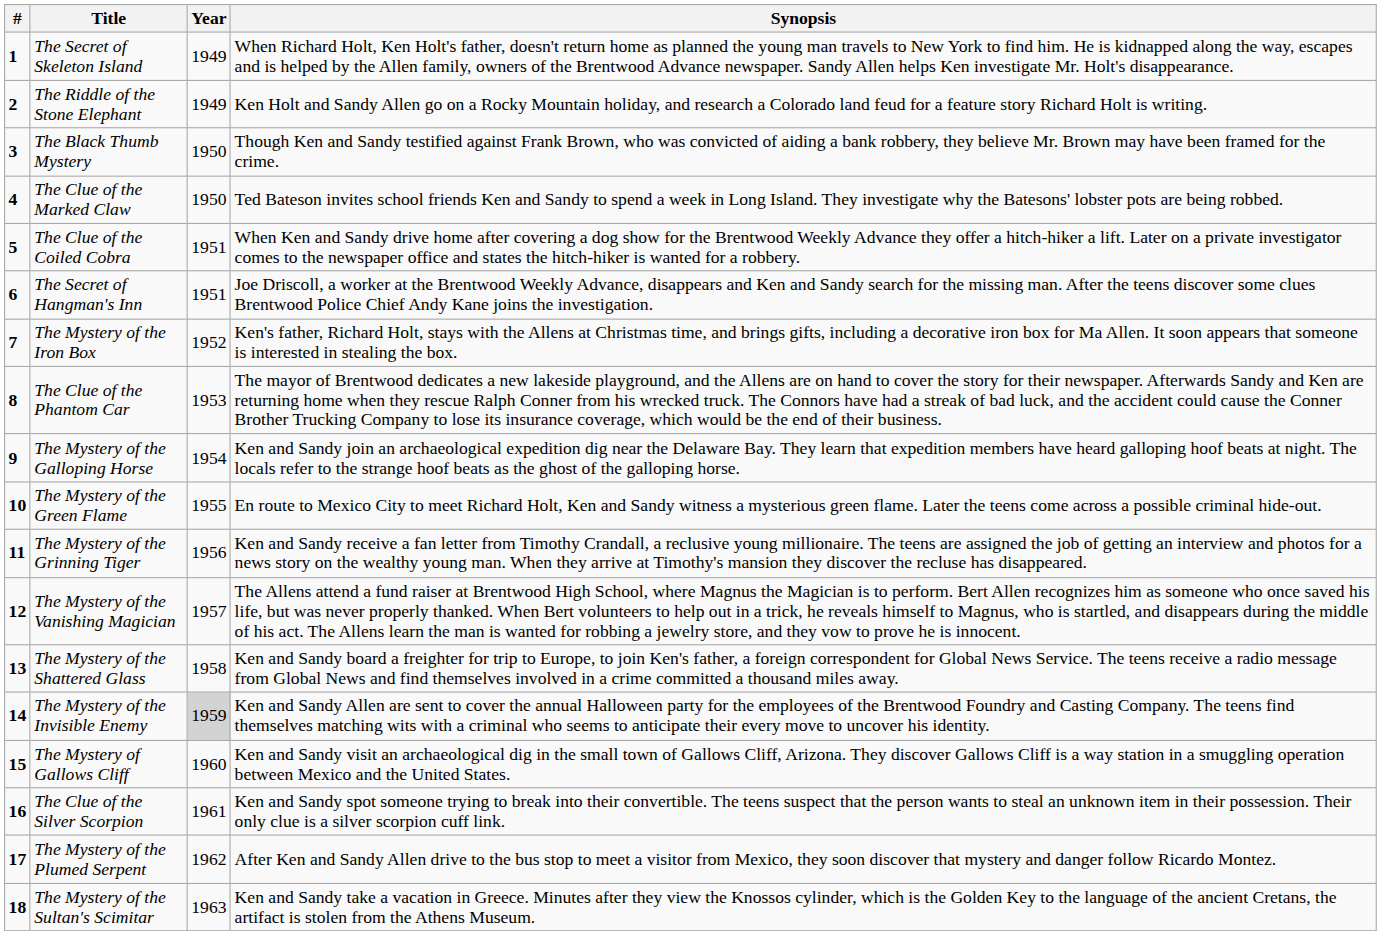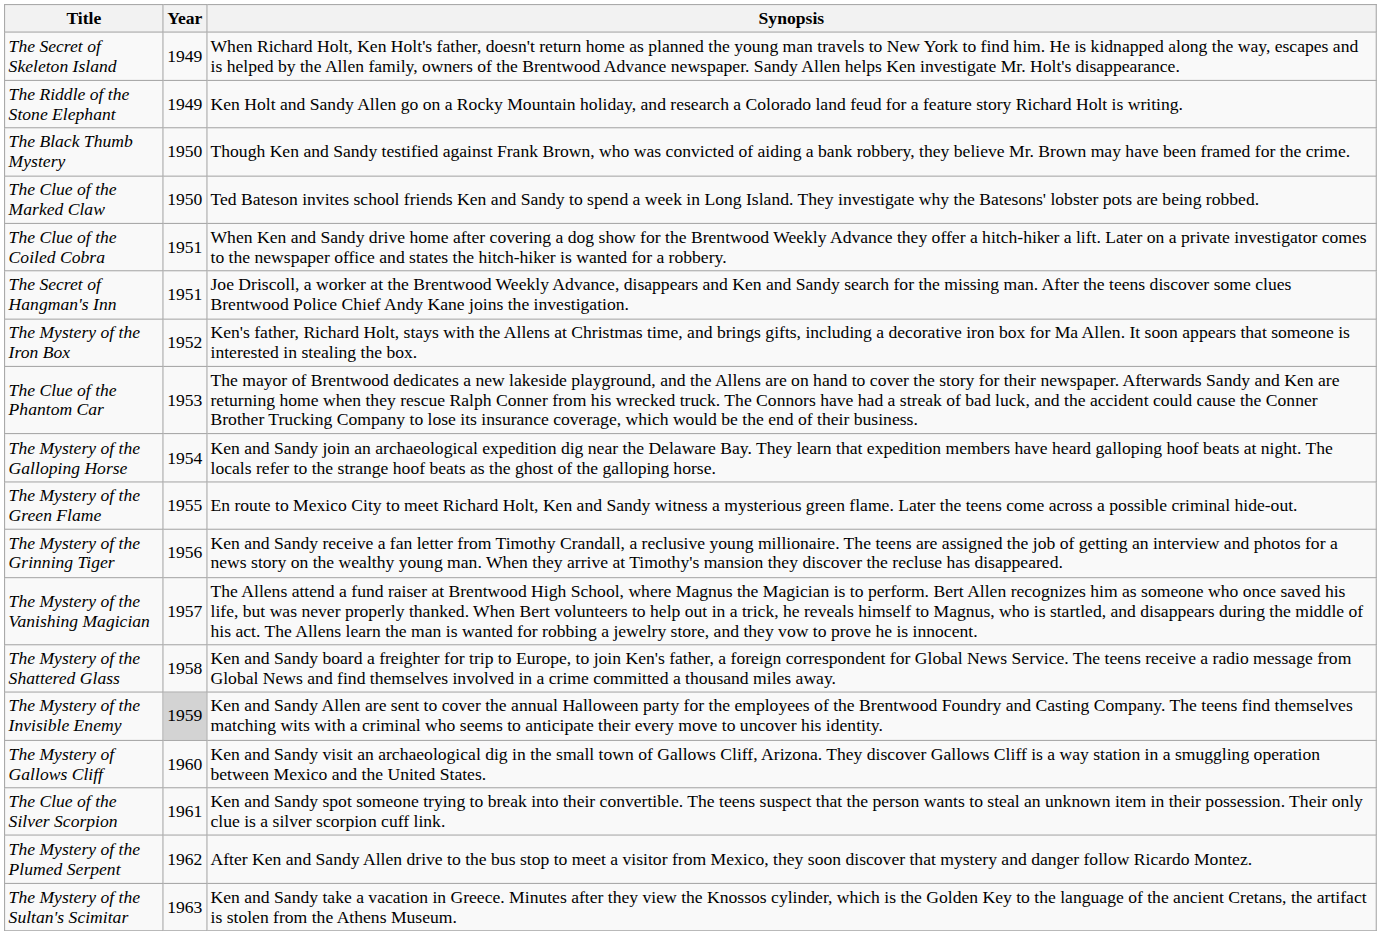- column: (17, 18)
